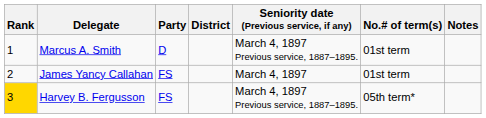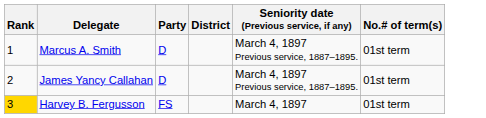- column: (463, 25)
(165, 74) FS -> (162, 80) D
(271, 74) March 4, 1897 -> (297, 80) March 4, 1897 Previous service, 1887–1895.
(297, 98) March 4, 1897 Previous service, 1887–1895. -> (271, 104) March 4, 1897
(389, 98) 05th term* -> (387, 104) 01st term
